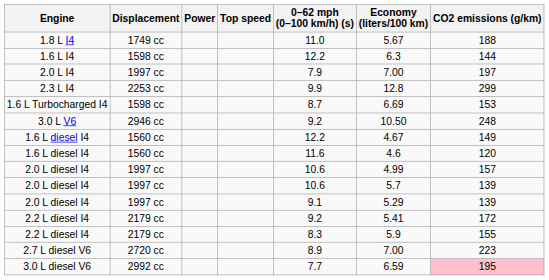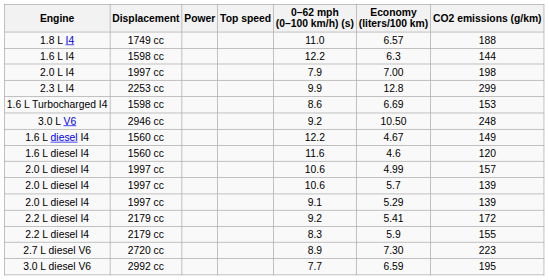(393, 40) 5.67 -> (393, 40) 6.57
(487, 72) 197 -> (487, 72) 198
(315, 104) 8.7 -> (315, 104) 8.6
(393, 250) 7.00 -> (393, 250) 7.30
(487, 266) pink background -> (487, 266) no background
